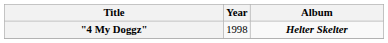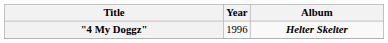(237, 30) 1998 -> (237, 30) 1996
